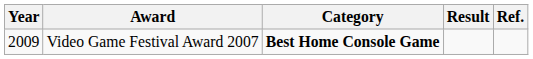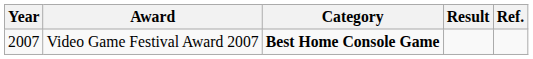(24, 41) 2009 -> (24, 41) 2007
